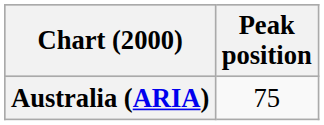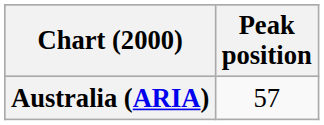(267, 97) 75 -> (267, 97) 57
